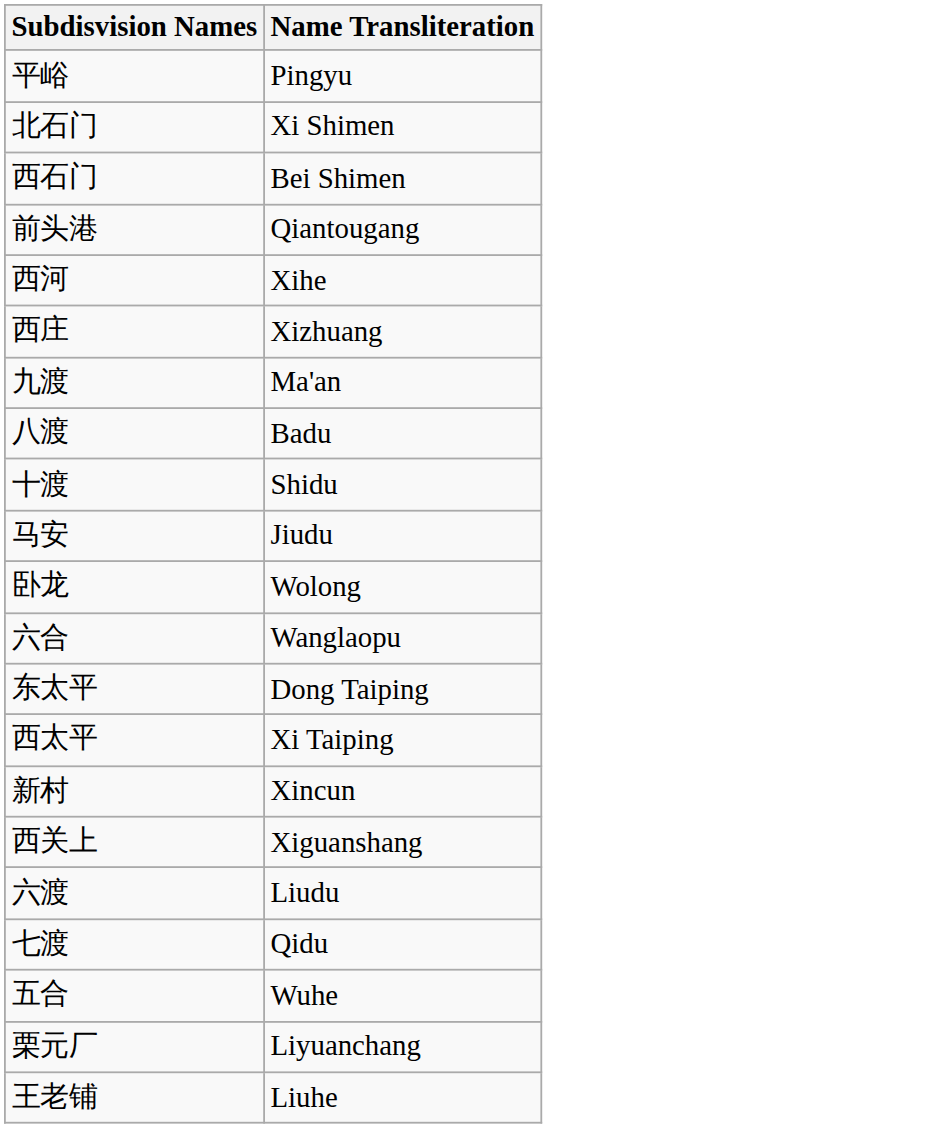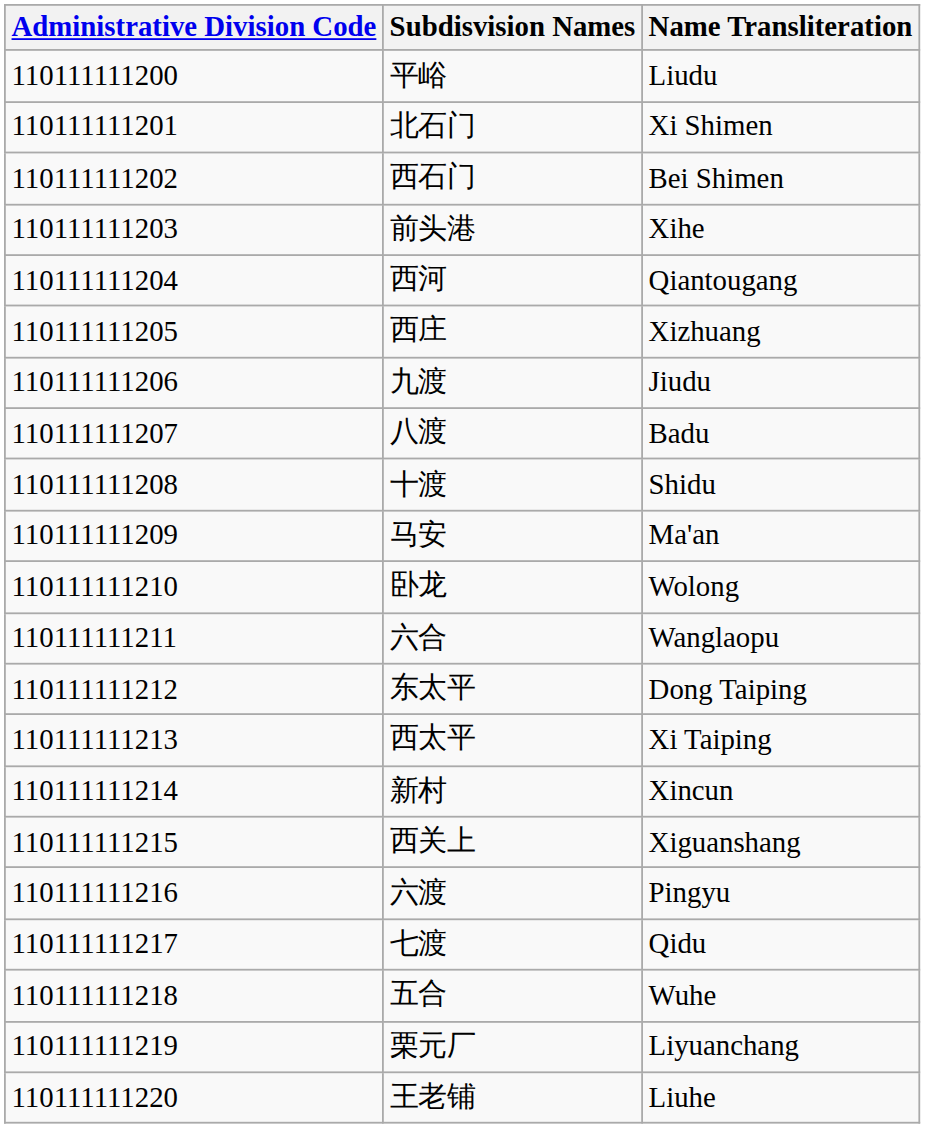+ column: (194, 27)
(311, 75) Pingyu -> (683, 75) Liudu
(345, 228) Qiantougang -> (677, 228) Xihe
(299, 280) Xihe -> (723, 280) Qiantougang
(306, 382) Ma'an -> (680, 382) Jiudu
(302, 535) Jiudu -> (684, 535) Ma'an
(305, 892) Liudu -> (689, 892) Pingyu
